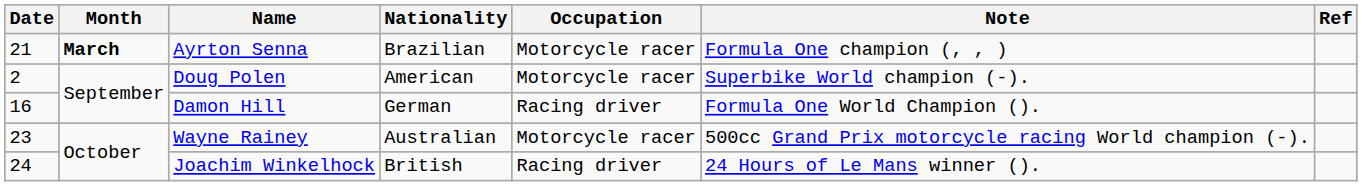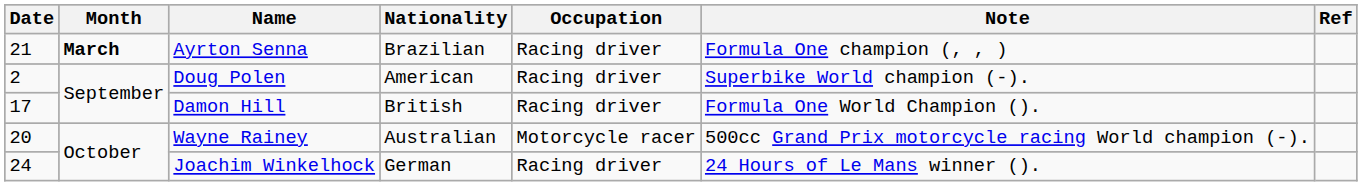(606, 49) Motorcycle racer -> (589, 49) Racing driver
(606, 78) Motorcycle racer -> (589, 78) Racing driver
(21, 108) 16 -> (21, 108) 17
(418, 108) German -> (423, 108) British
(21, 137) 23 -> (21, 137) 20
(423, 167) British -> (418, 167) German
